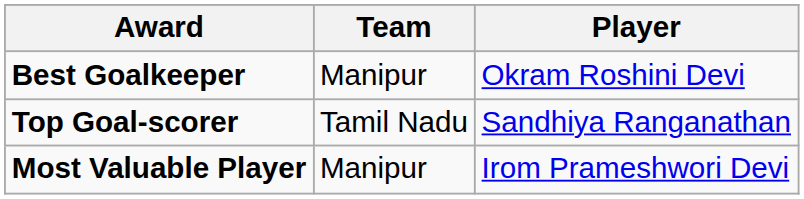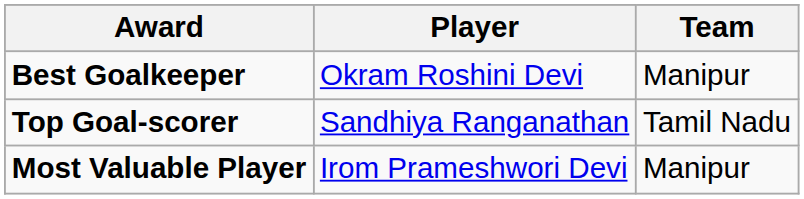columns swapped: (636, 27) <-> (394, 27)
